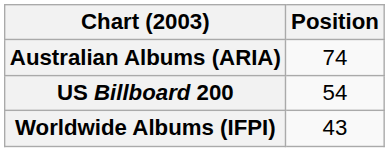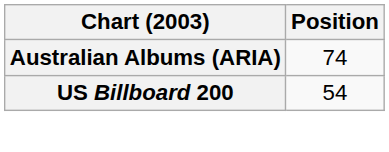- row: (145, 127)
